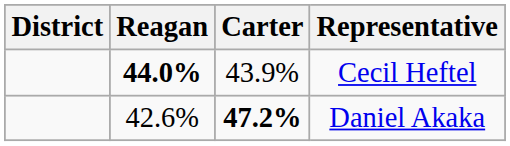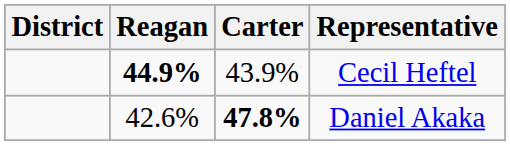(162, 72) 44.0% -> (162, 72) 44.9%
(262, 117) 47.2% -> (262, 117) 47.8%
